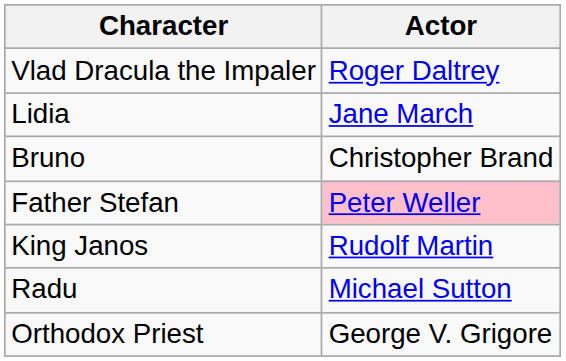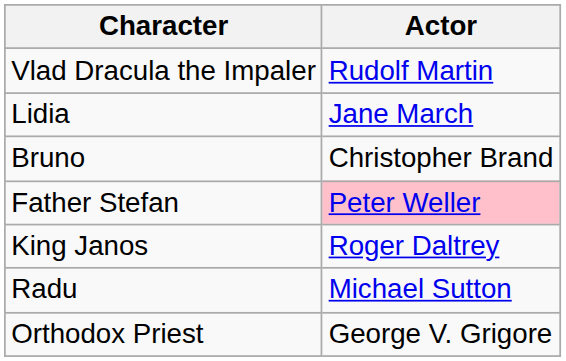(414, 70) Roger Daltrey -> (411, 70) Rudolf Martin
(411, 245) Rudolf Martin -> (414, 245) Roger Daltrey
